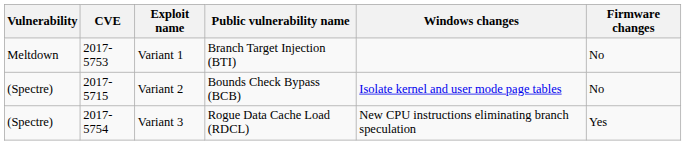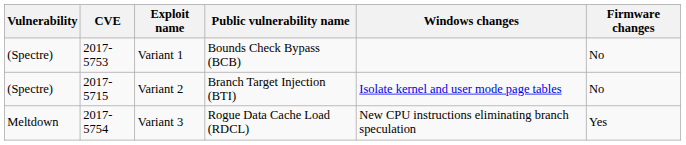(33, 55) Meltdown -> (30, 55) (Spectre)
(267, 55) Branch Target Injection (BTI) -> (264, 55) Bounds Check Bypass (BCB)
(264, 89) Bounds Check Bypass (BCB) -> (267, 89) Branch Target Injection (BTI)
(30, 122) (Spectre) -> (33, 122) Meltdown
